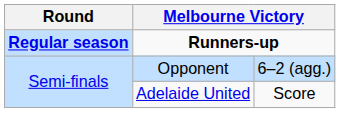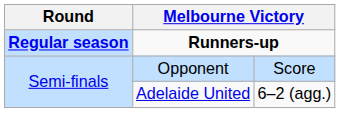(294, 68) 6–2 (agg.) -> (294, 68) Score
(294, 94) Score -> (294, 94) 6–2 (agg.)
